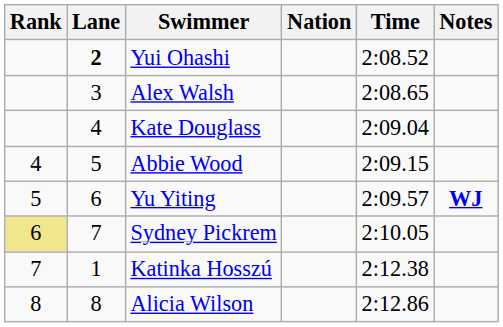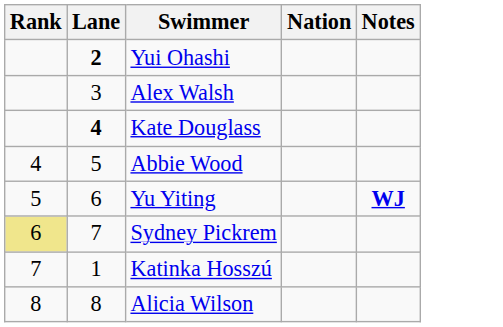- column: (395, 22)
(96, 127) normal -> (96, 127) bold
